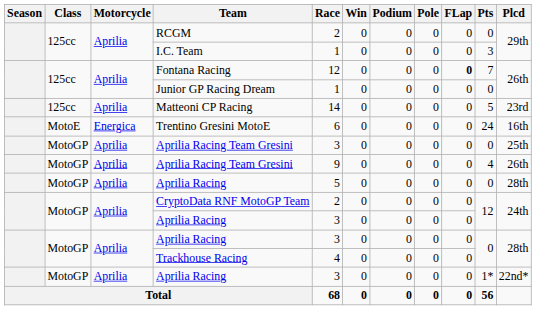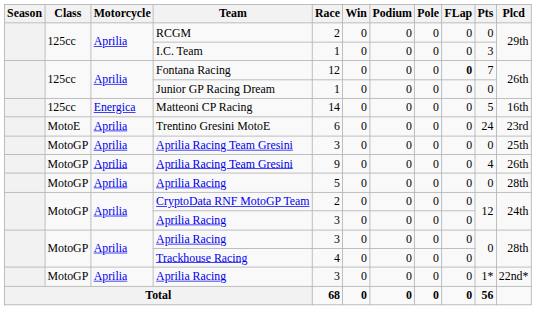(110, 107) Aprilia -> (115, 107) Energica
(518, 107) 23rd -> (518, 107) 16th
(115, 126) Energica -> (110, 126) Aprilia
(518, 126) 16th -> (518, 126) 23rd
